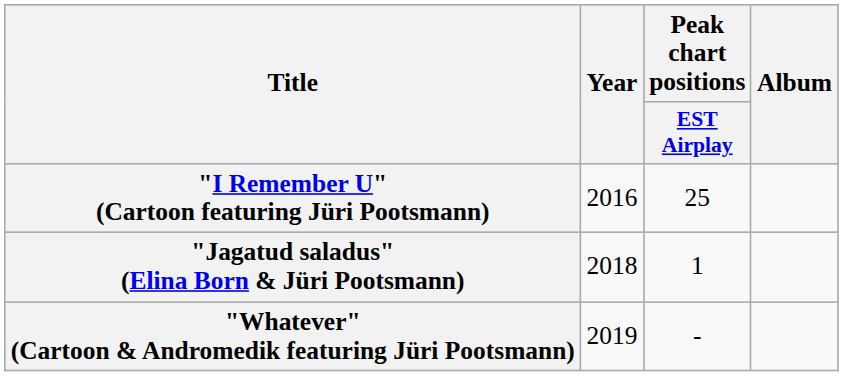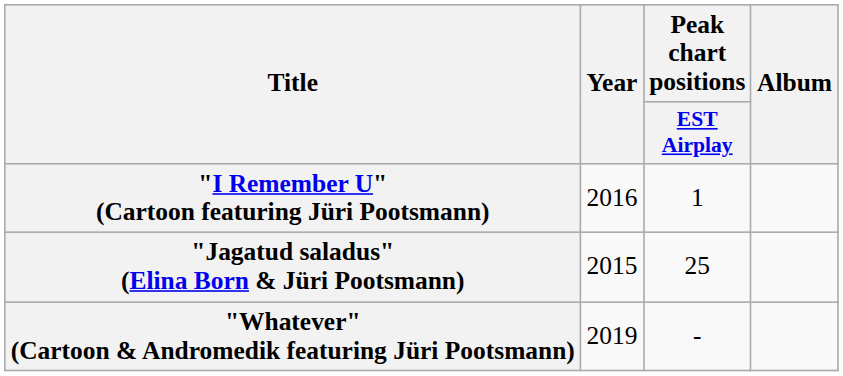(697, 197) 25 -> (697, 197) 1
(612, 266) 2018 -> (612, 266) 2015
(697, 266) 1 -> (697, 266) 25
